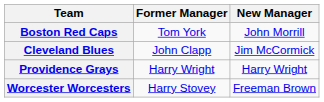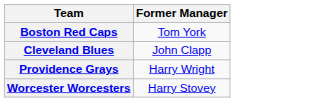- column: (274, 13)
